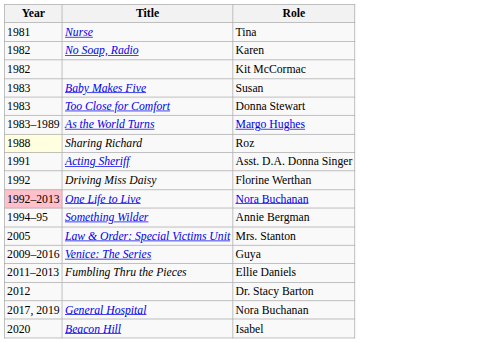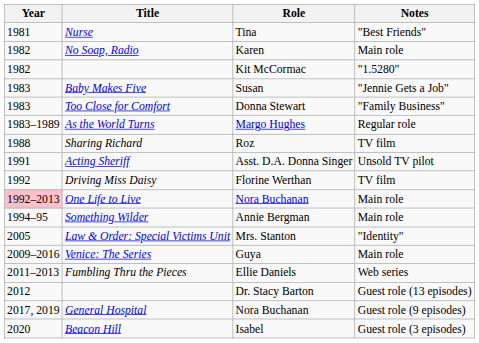+ column: (415, 13)
(19, 143) lightyellow background -> (19, 143) no background
